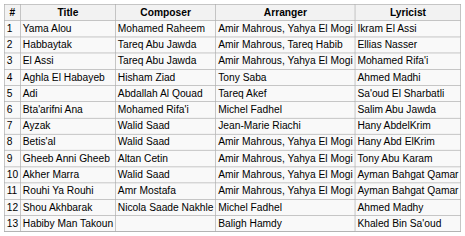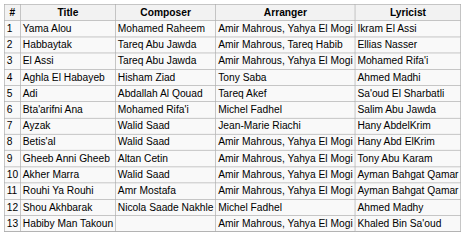(250, 223) Baligh Hamdy -> (285, 223) Amir Mahrous, Yahya El Mogi
